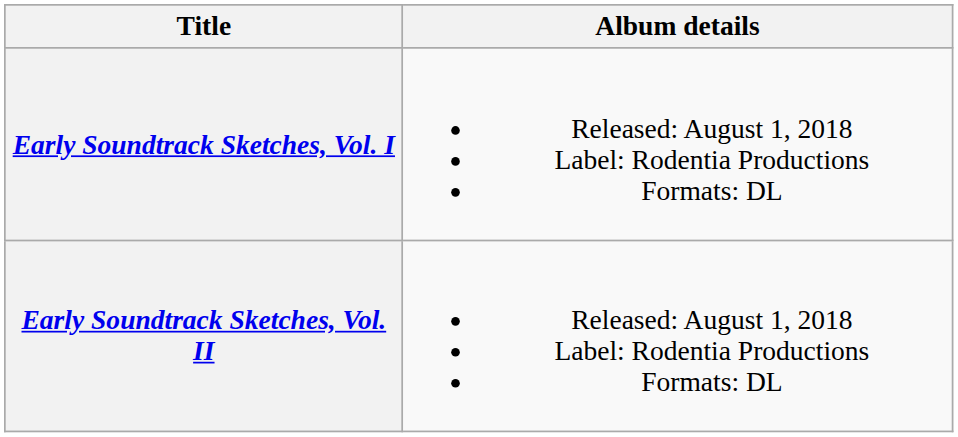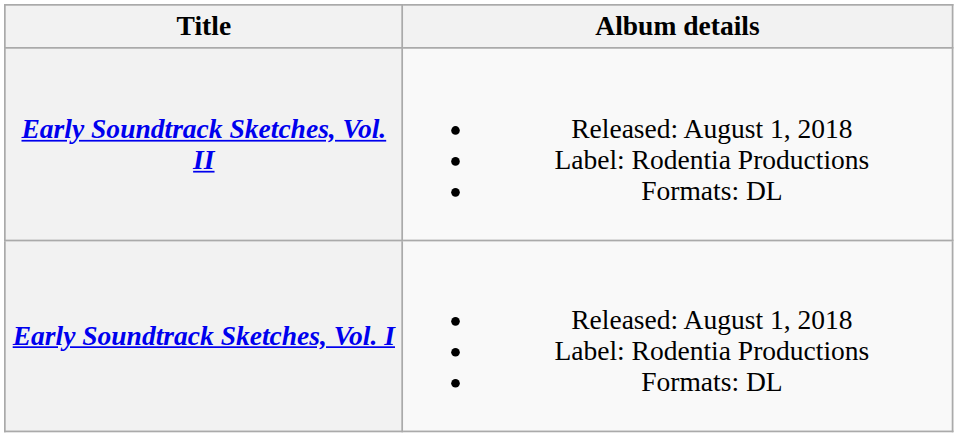rows swapped: (204, 143) <-> (204, 335)
